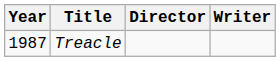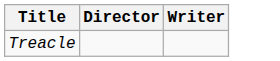- column: (28, 18)
